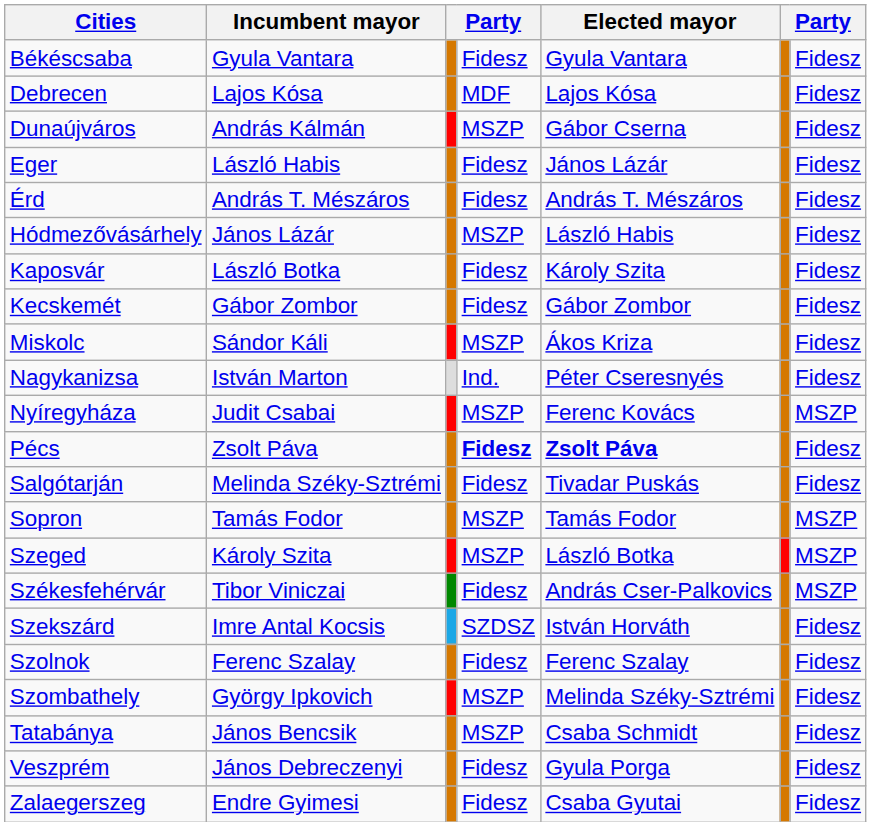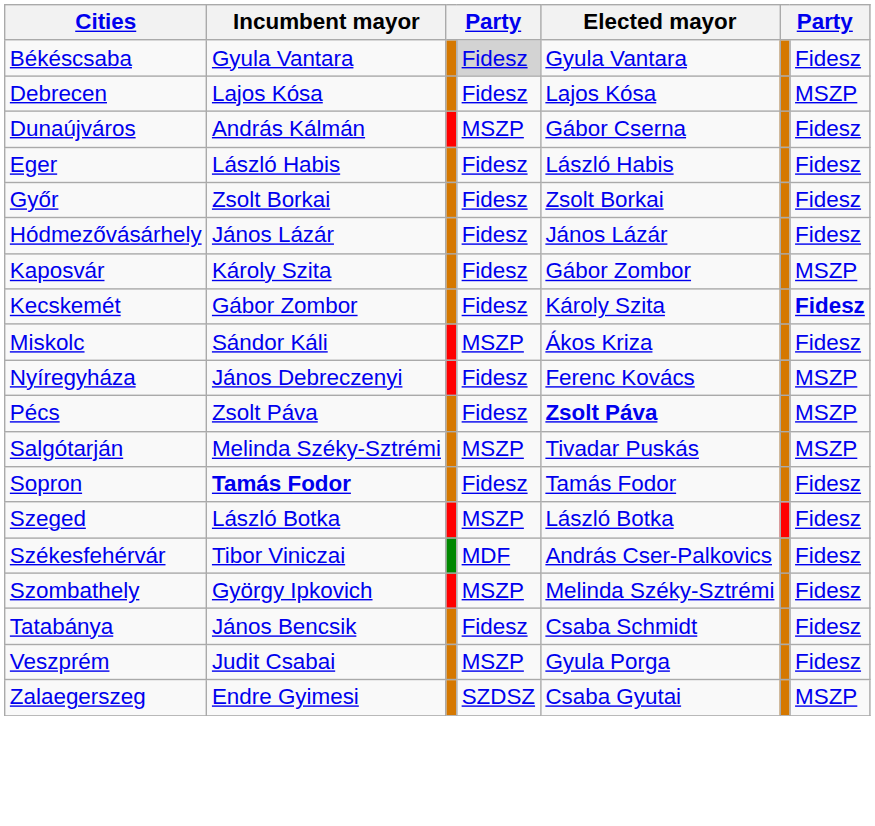(495, 57) no background -> (495, 57) lightgrey background
(486, 93) MDF -> (495, 93) Fidesz
(828, 93) Fidesz -> (826, 93) MSZP
(606, 164) János Lázár -> (610, 164) László Habis
- row: (27, 199)
+ row: (34, 199)
(493, 235) MSZP -> (495, 235) Fidesz
(610, 235) László Habis -> (606, 235) János Lázár
(276, 270) László Botka -> (272, 270) Károly Szita
(605, 270) Károly Szita -> (618, 270) Gábor Zombor
(828, 270) Fidesz -> (826, 270) MSZP
(618, 306) Gábor Zombor -> (605, 306) Károly Szita
(828, 306) normal -> (830, 306) bold
- row: (74, 377)
(274, 413) Judit Csabai -> (307, 377) János Debreczenyi
(493, 413) MSZP -> (495, 377) Fidesz
(496, 448) bold -> (495, 413) normal
(828, 448) Fidesz -> (826, 413) MSZP
(495, 484) Fidesz -> (493, 448) MSZP
(828, 484) Fidesz -> (826, 448) MSZP
(277, 519) normal -> (281, 484) bold
(493, 519) MSZP -> (495, 484) Fidesz
(826, 519) MSZP -> (828, 484) Fidesz
(272, 555) Károly Szita -> (276, 519) László Botka
(826, 555) MSZP -> (828, 519) Fidesz
(495, 590) Fidesz -> (486, 555) MDF
(826, 590) MSZP -> (828, 555) Fidesz
- row: (62, 626)
- row: (50, 661)
(493, 732) MSZP -> (495, 626) Fidesz
(307, 768) János Debreczenyi -> (274, 661) Judit Csabai
(495, 768) Fidesz -> (493, 661) MSZP
(495, 803) Fidesz -> (498, 697) SZDSZ
(828, 803) Fidesz -> (826, 697) MSZP
